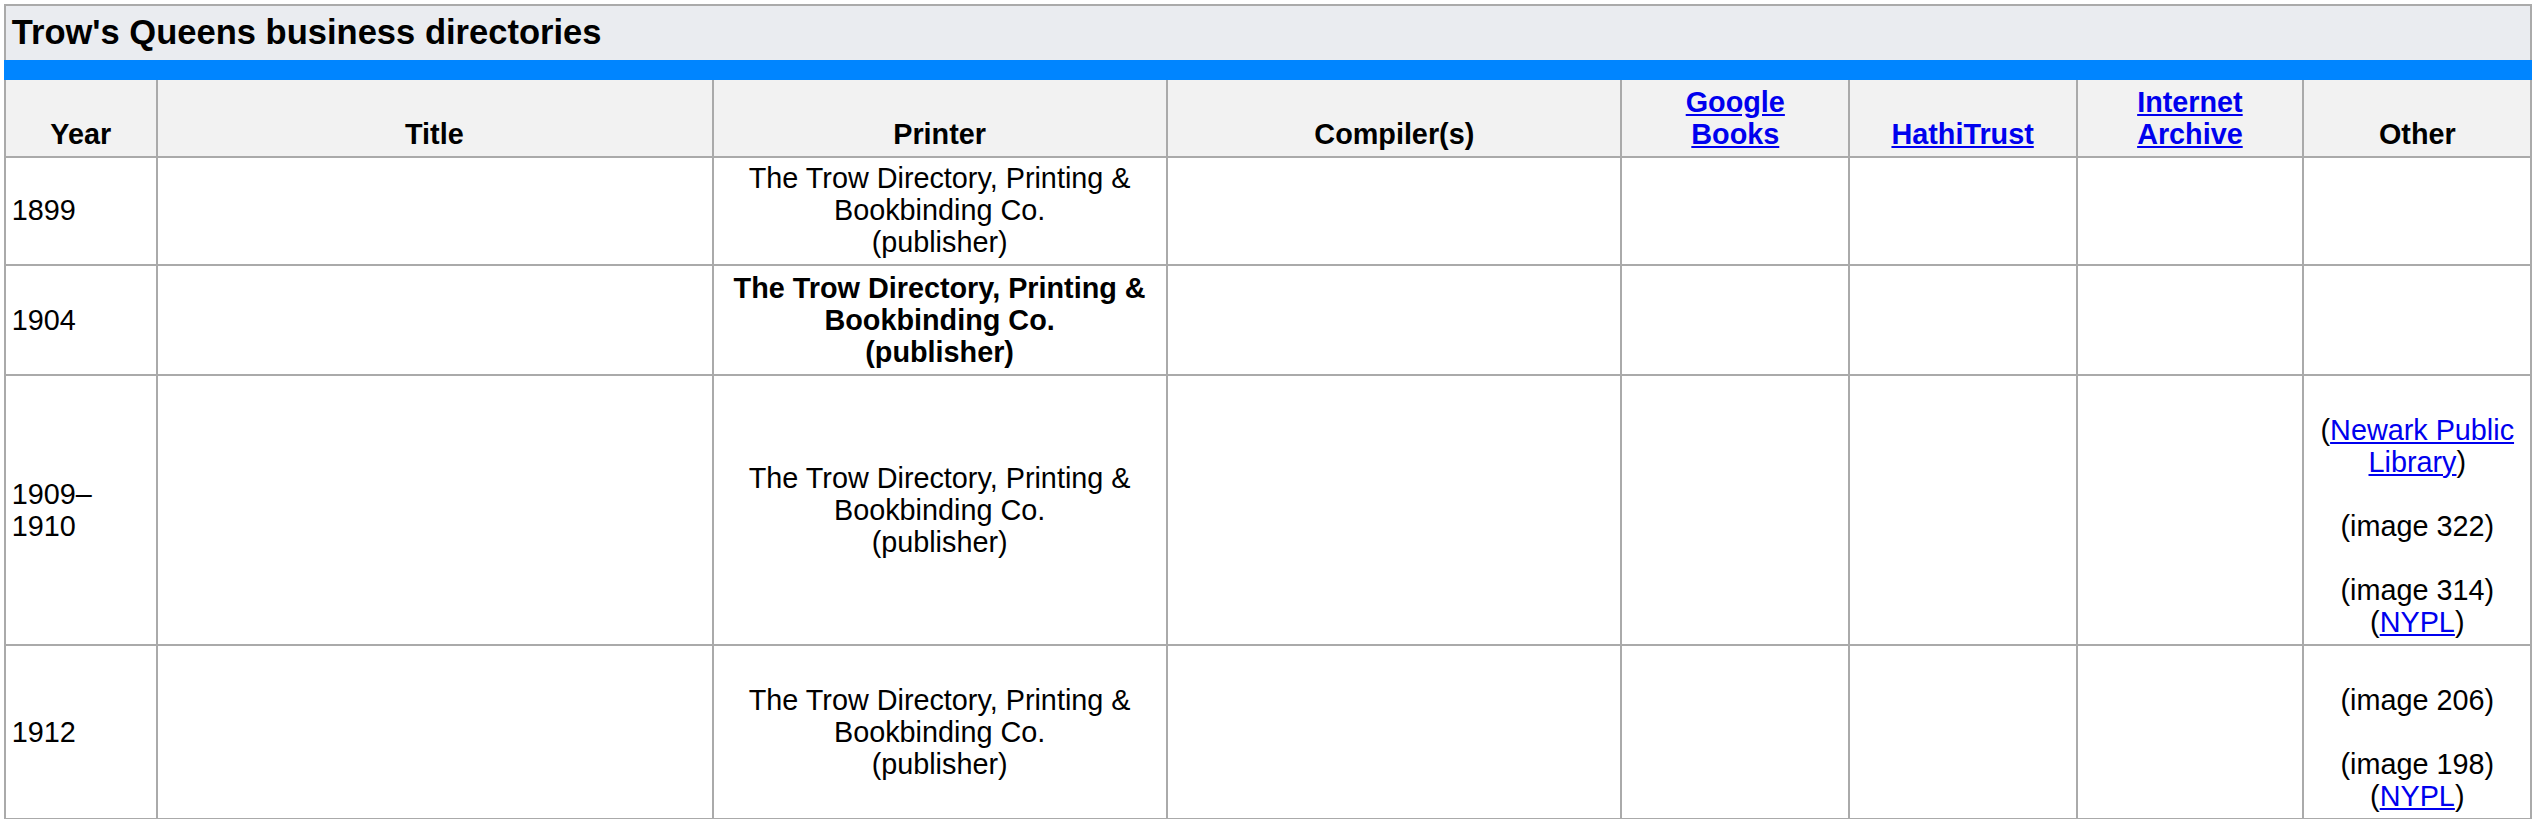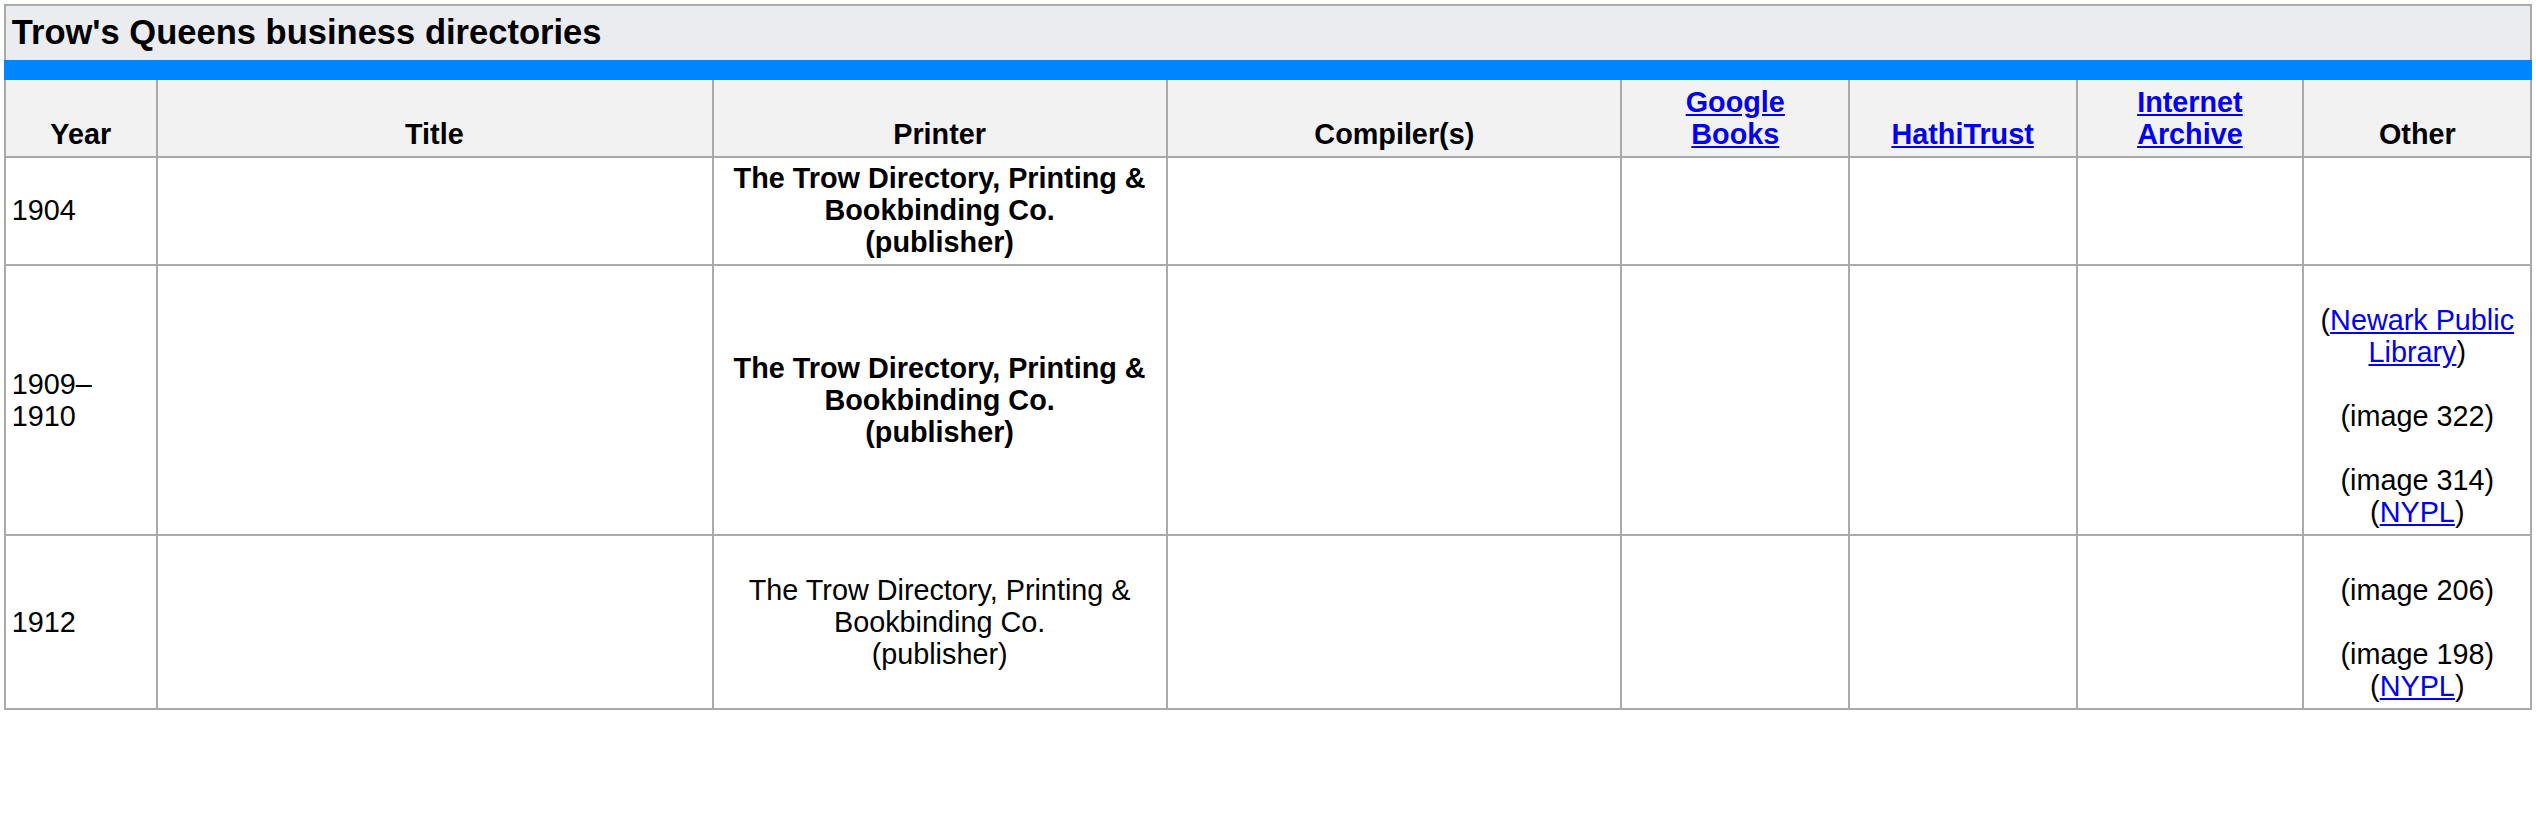- row: (44, 211)
(940, 510) normal -> (940, 401) bold
